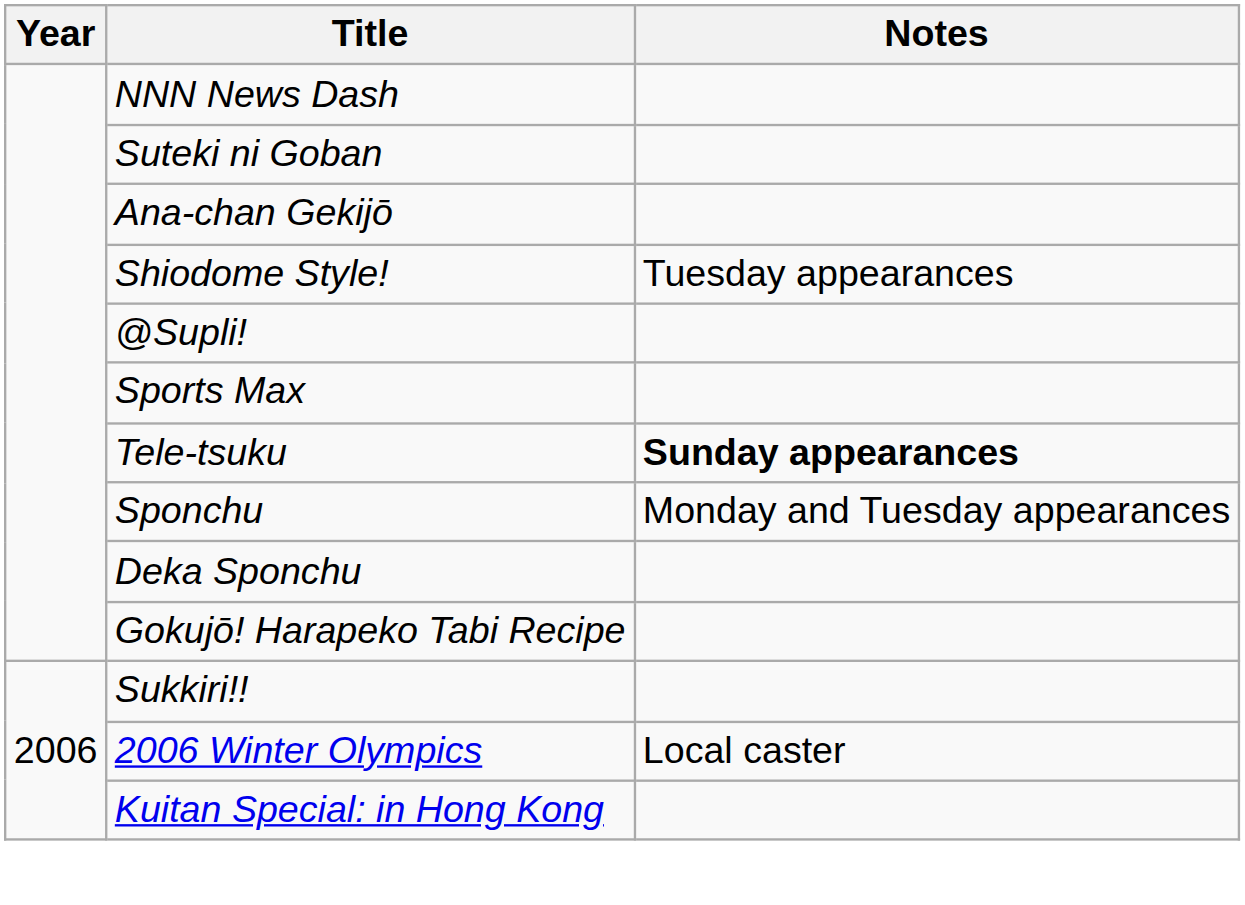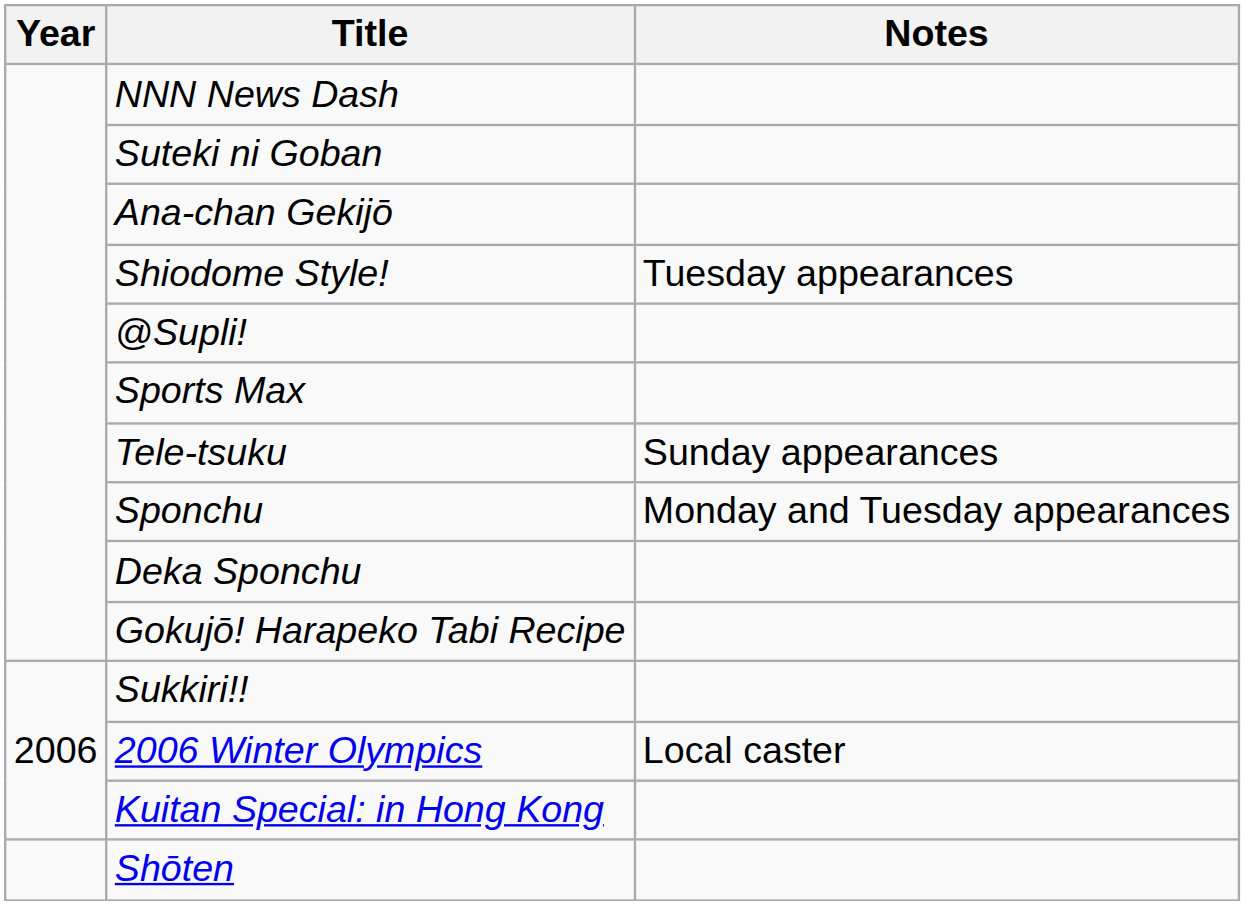(831, 451) bold -> (821, 451) normal
+ row: (174, 869)
